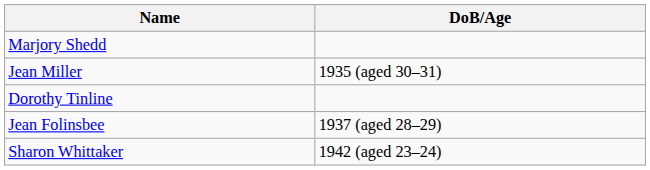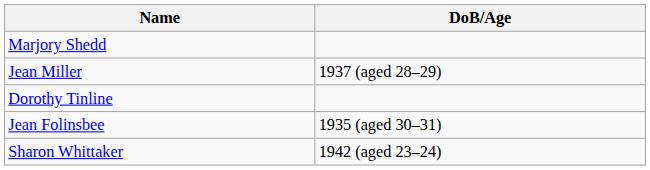(380, 71) 1935 (aged 30–31) -> (380, 71) 1937 (aged 28–29)
(380, 125) 1937 (aged 28–29) -> (380, 125) 1935 (aged 30–31)
